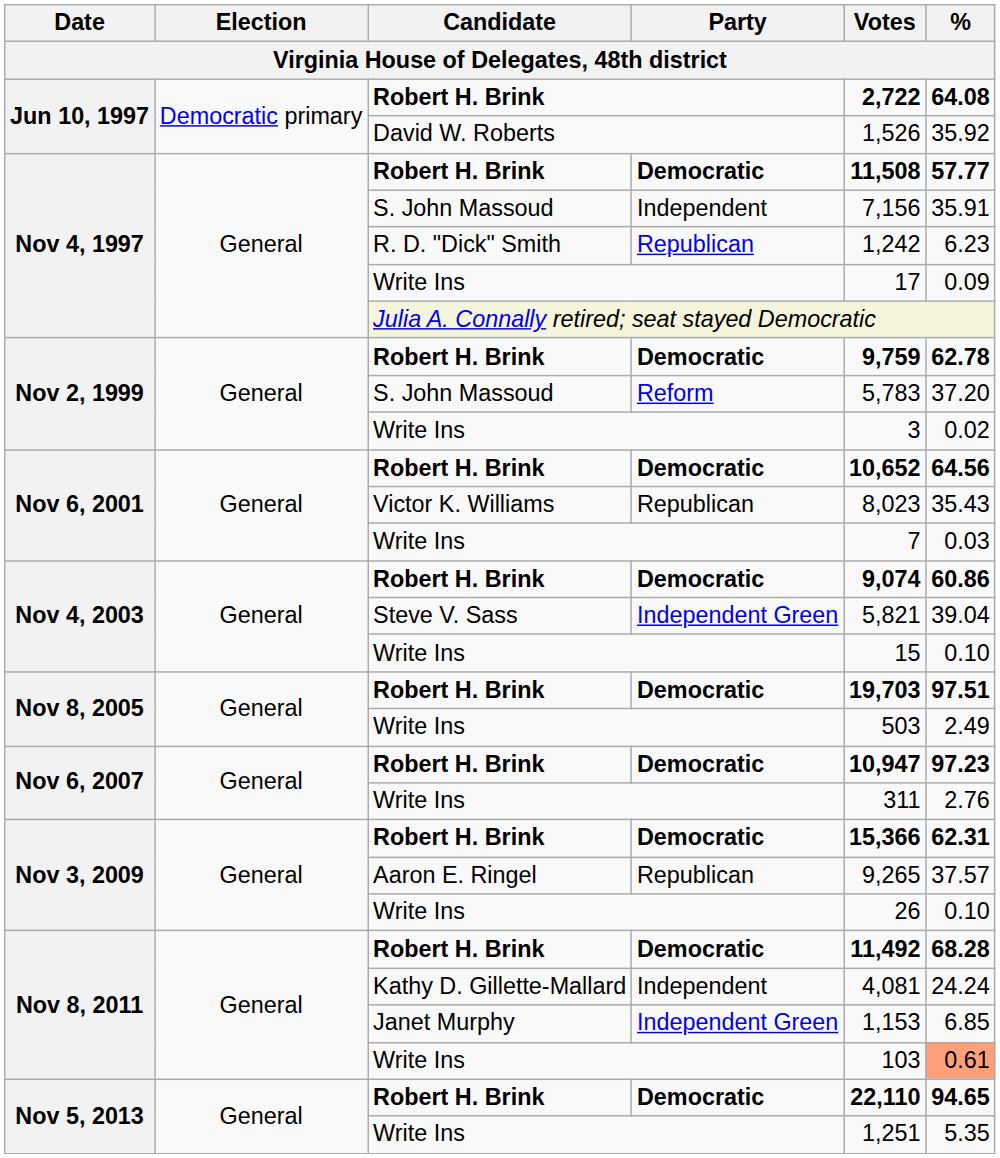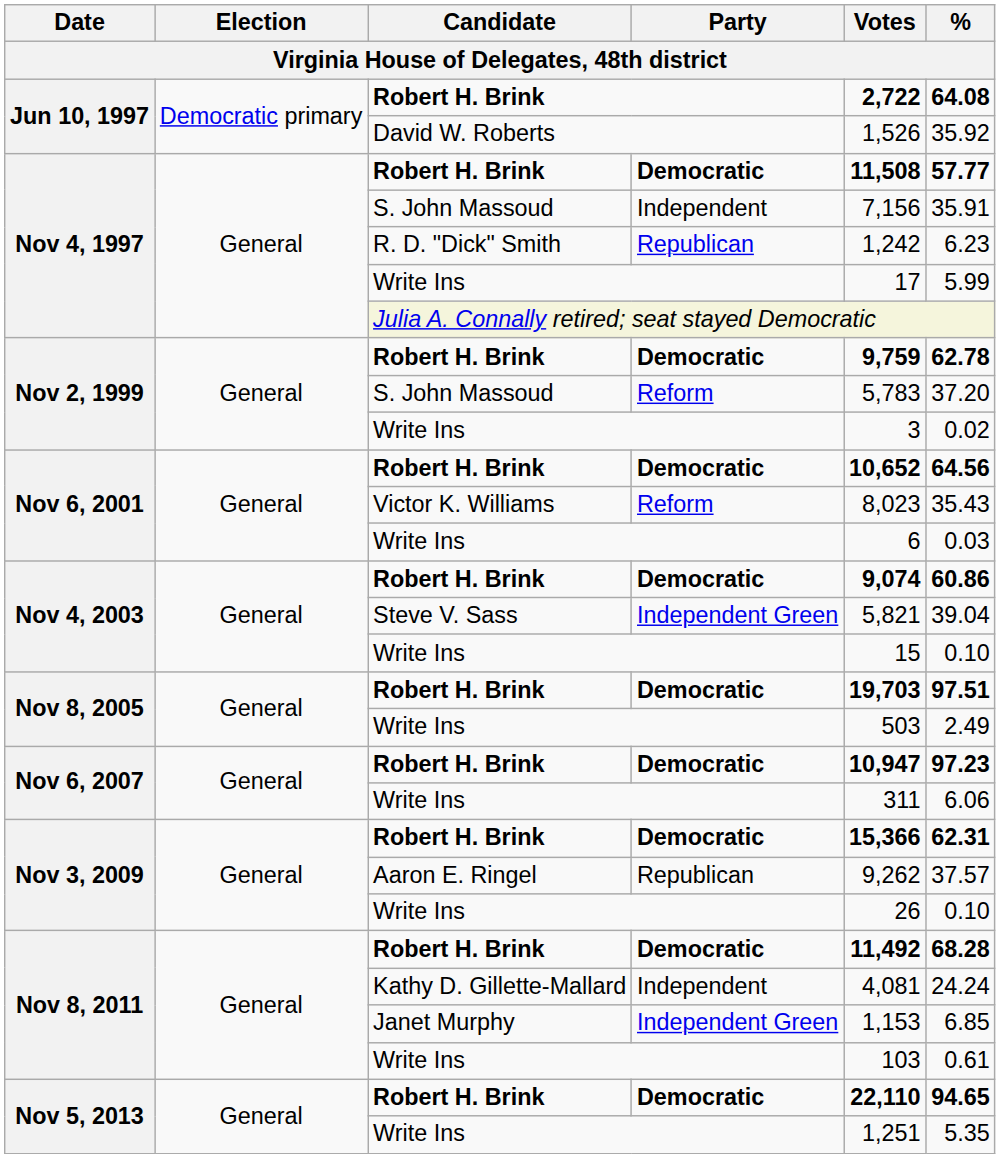(967, 282) 0.09 -> (967, 282) 5.99
(695, 504) Republican -> (675, 504) Reform
(914, 541) 7 -> (914, 541) 6
(967, 801) 2.76 -> (967, 801) 6.06
(891, 875) 9,265 -> (891, 875) 9,262
(967, 1060) lightsalmon background -> (967, 1060) no background
